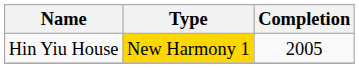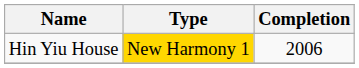(304, 48) 2005 -> (304, 48) 2006
